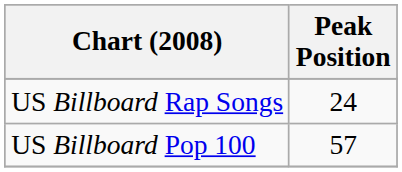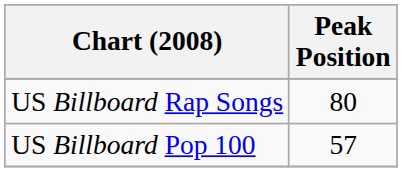(343, 100) 24 -> (343, 100) 80
